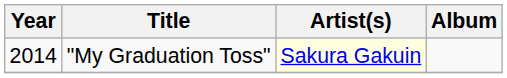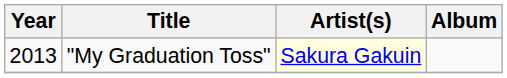(33, 55) 2014 -> (33, 55) 2013
